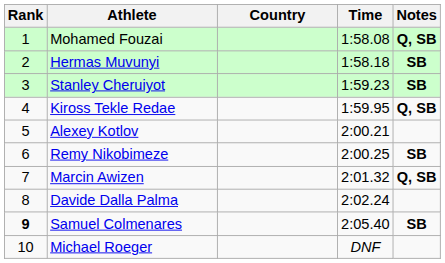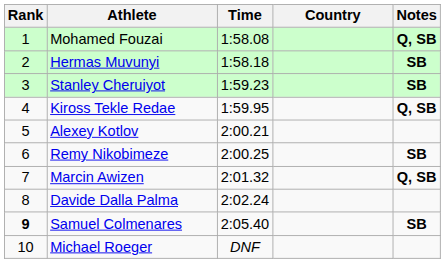columns swapped: (278, 16) <-> (365, 16)
